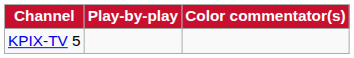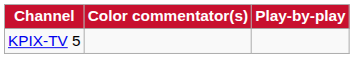columns swapped: (133, 16) <-> (265, 16)
